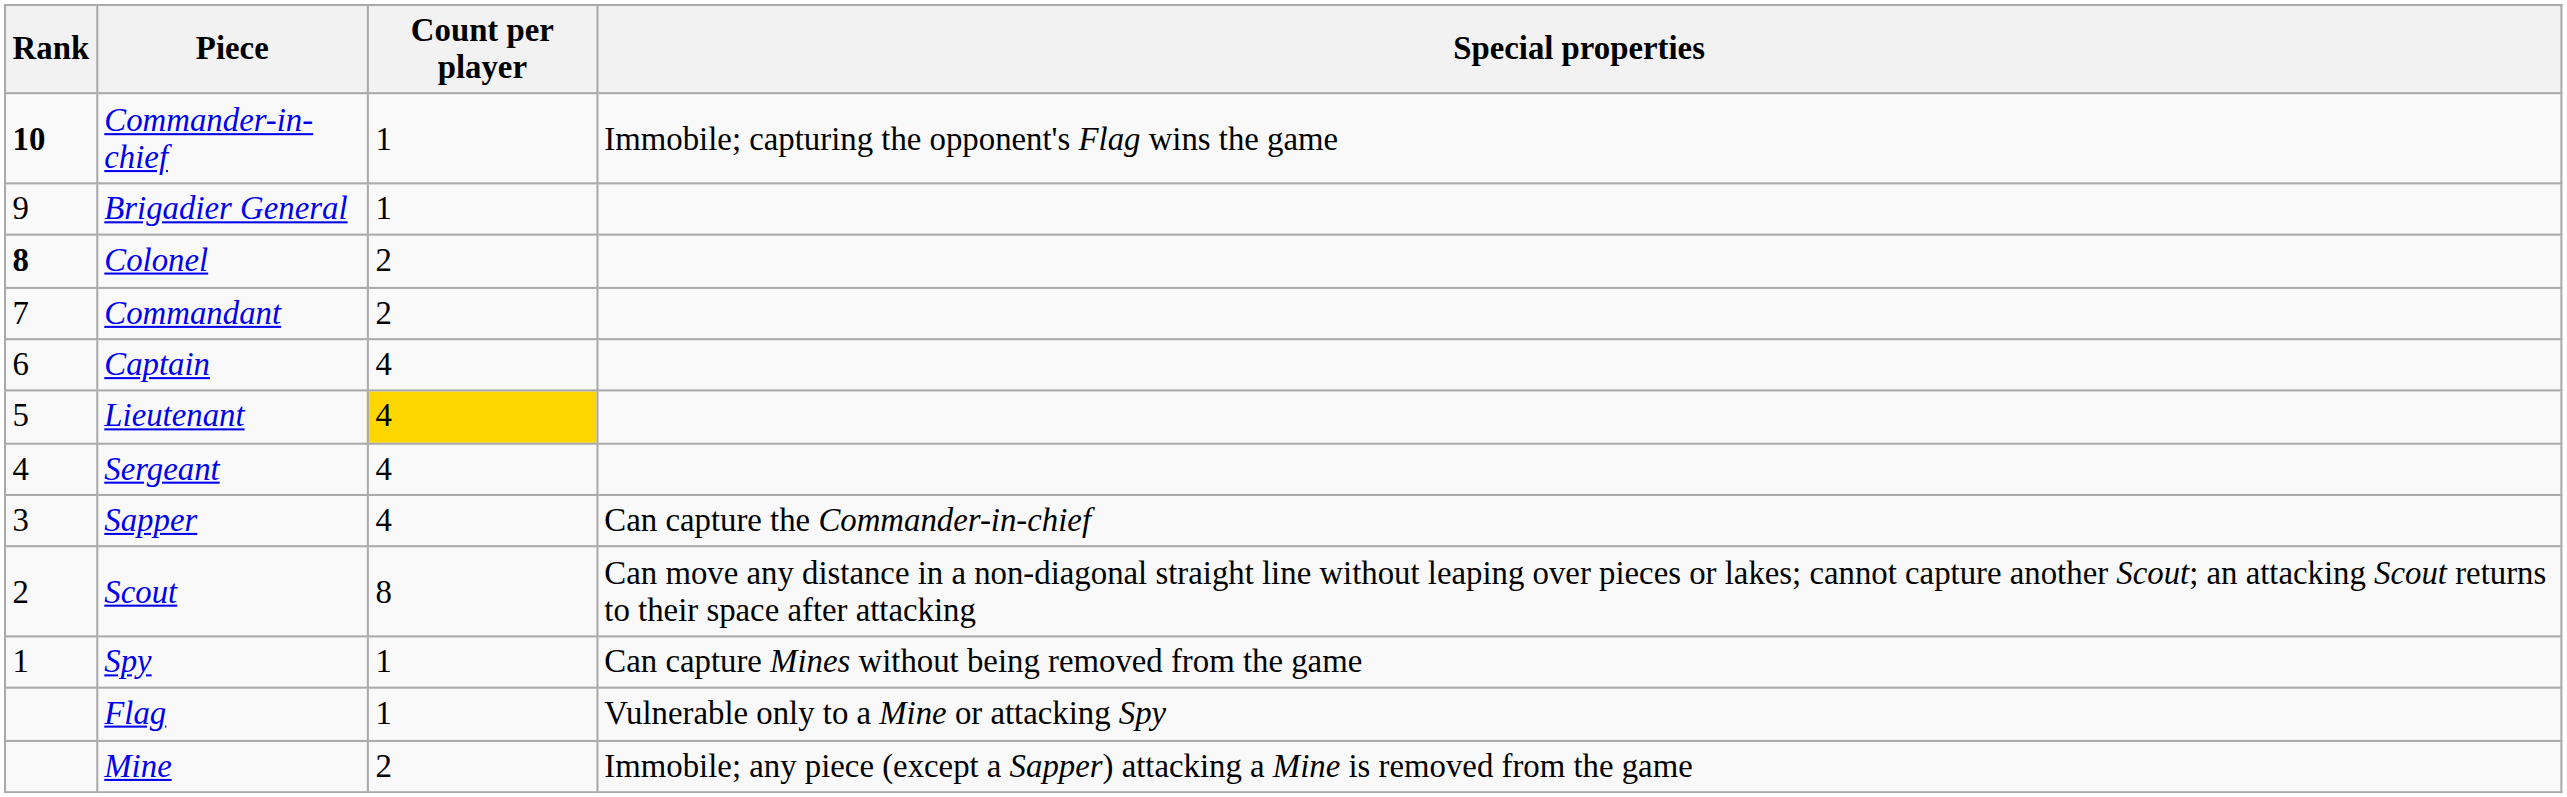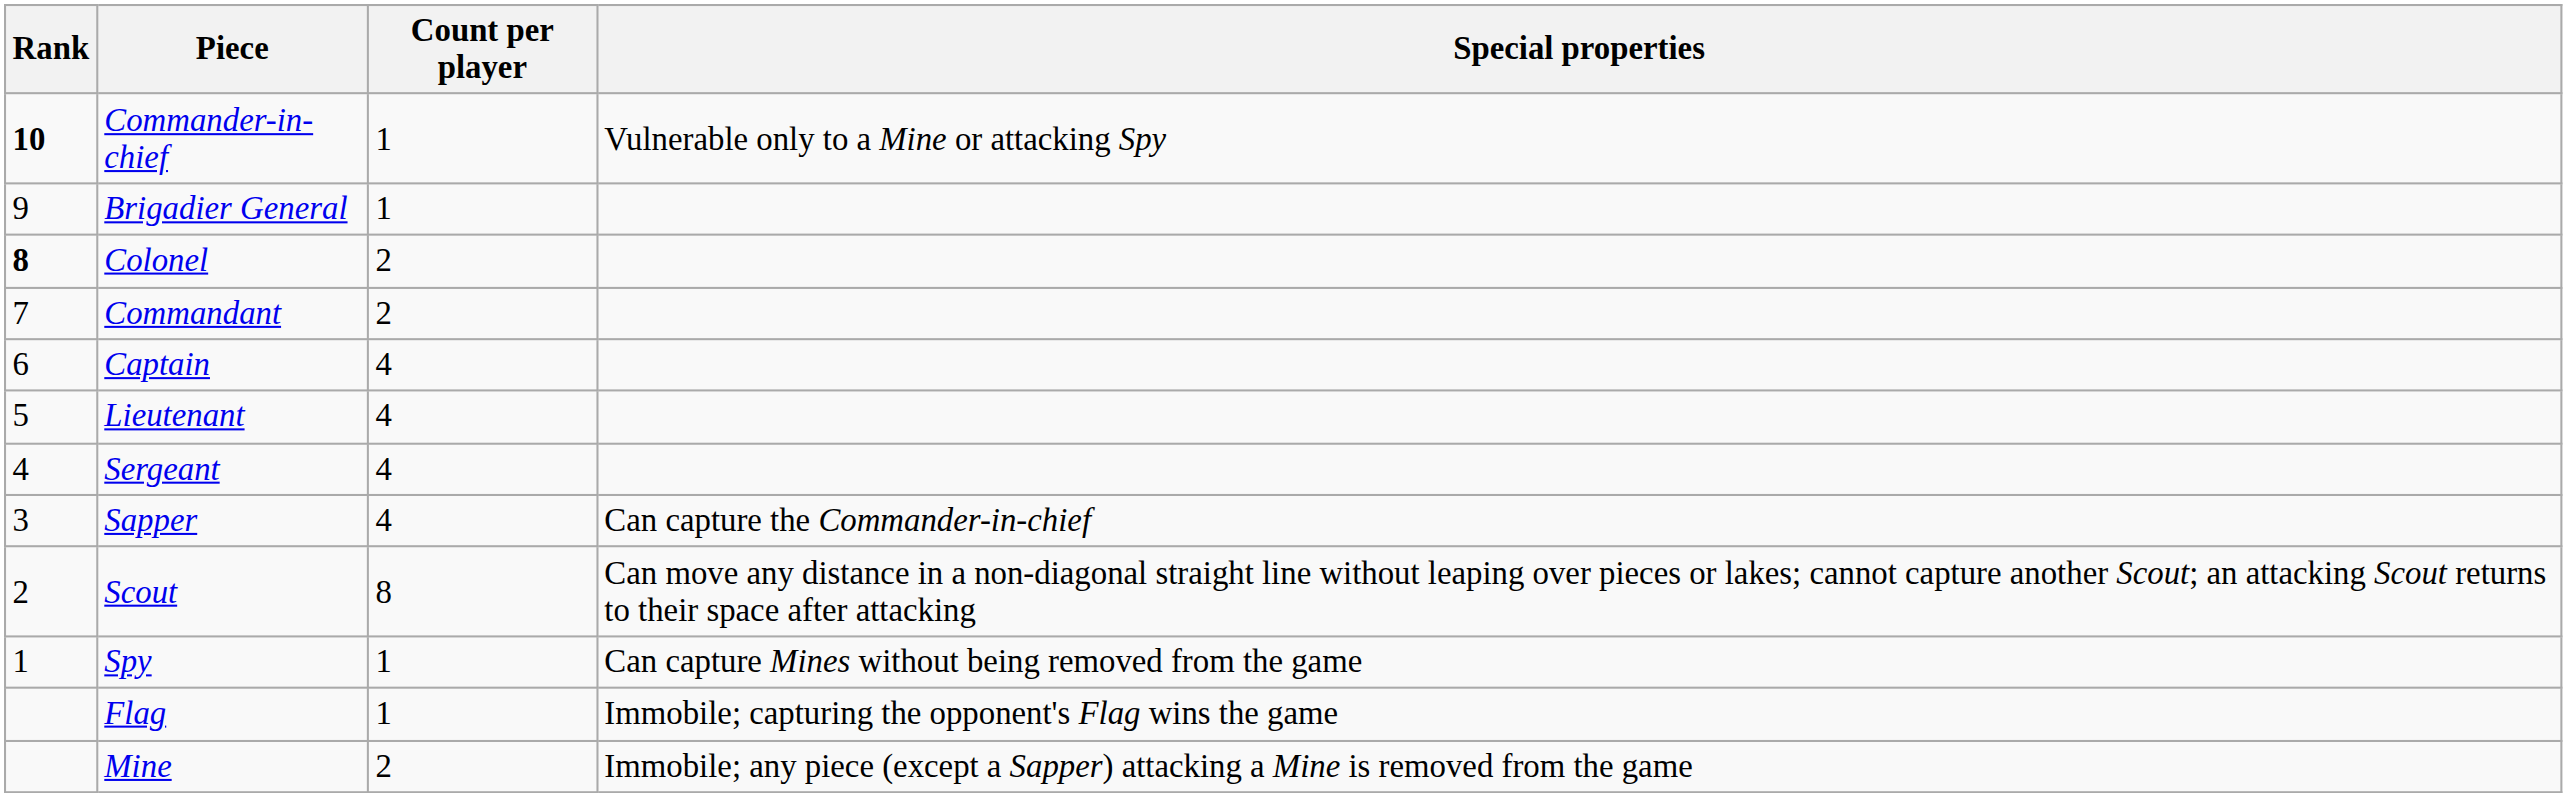(971, 137) Immobile; capturing the opponent's Flag wins the game -> (885, 137) Vulnerable only to a Mine or attacking Spy
(384, 416) gold background -> (384, 416) no background
(885, 713) Vulnerable only to a Mine or attacking Spy -> (971, 713) Immobile; capturing the opponent's Flag wins the game
